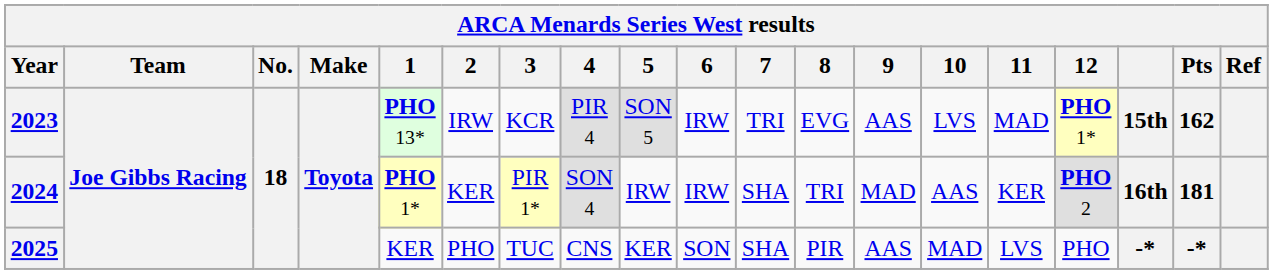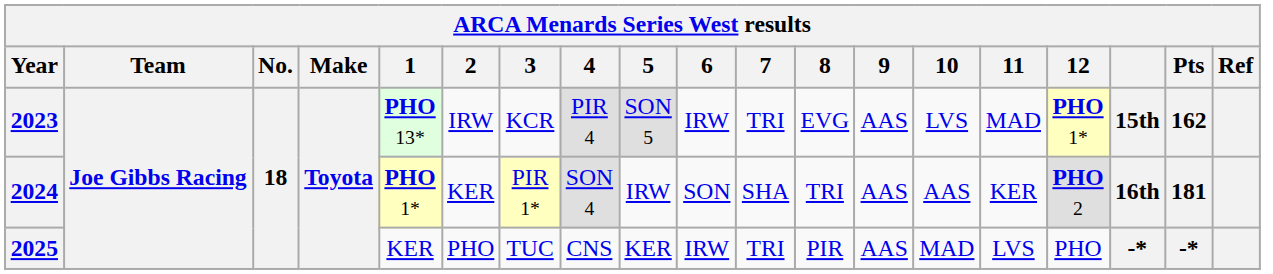(707, 192) IRW -> (707, 192) SON
(888, 192) MAD -> (884, 192) AAS
(707, 247) SON -> (707, 247) IRW
(766, 247) SHA -> (765, 247) TRI
